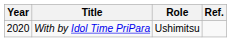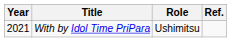(18, 28) 2020 -> (18, 28) 2021
